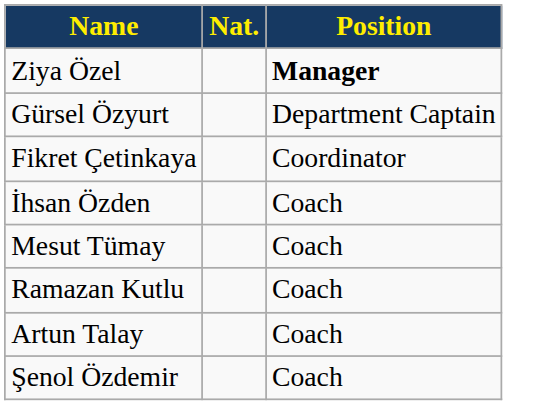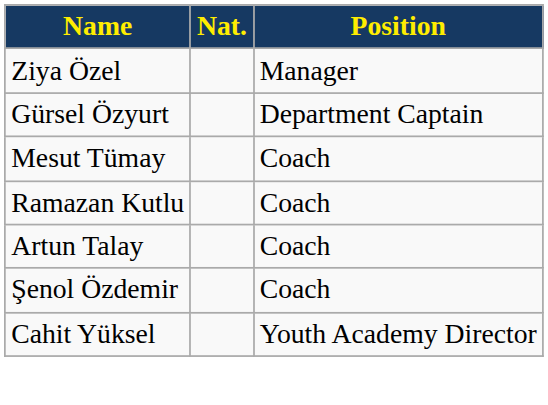(326, 70) bold -> (309, 70) normal
- row: (104, 158)
- row: (81, 202)
+ row: (83, 333)
